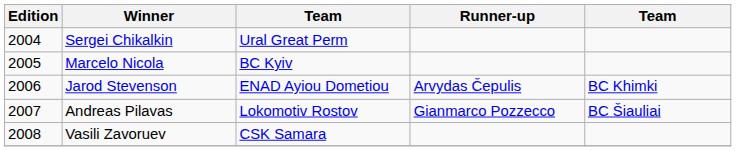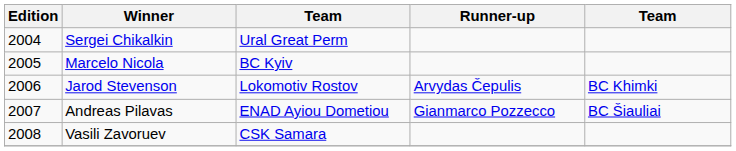(314, 87) ENAD Ayiou Dometiou -> (299, 87) Lokomotiv Rostov
(299, 110) Lokomotiv Rostov -> (314, 110) ENAD Ayiou Dometiou
